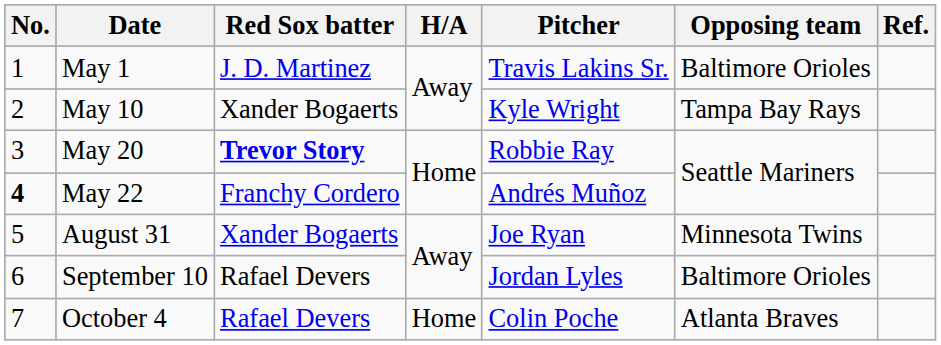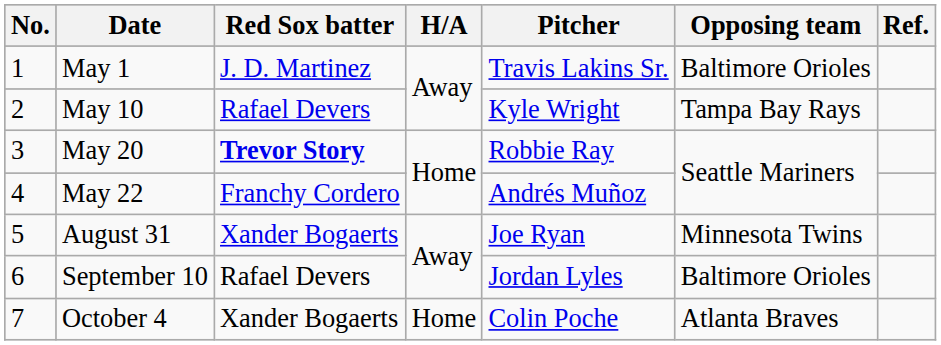(309, 109) Xander Bogaerts -> (295, 109) Rafael Devers
(18, 192) bold -> (18, 192) normal
(295, 318) Rafael Devers -> (309, 318) Xander Bogaerts
